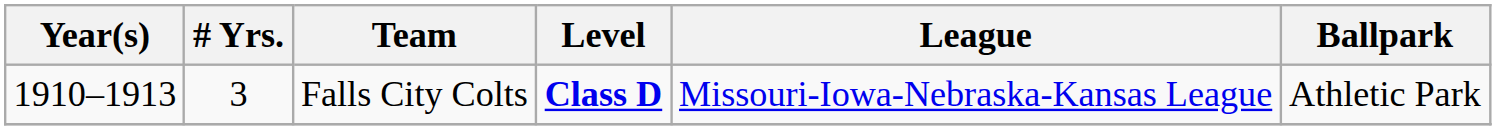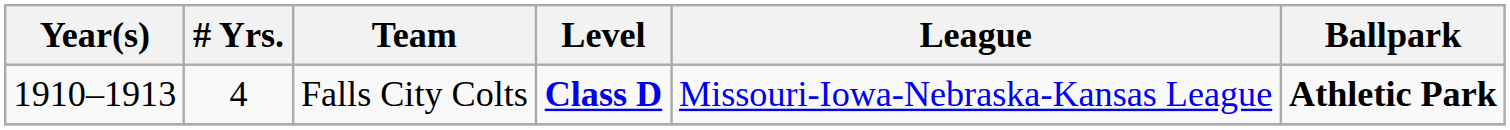(239, 94) 3 -> (239, 94) 4
(1385, 94) normal -> (1393, 94) bold
